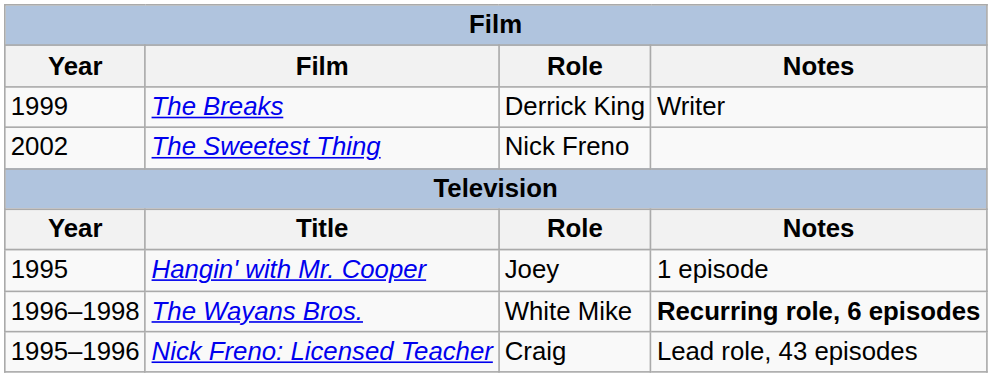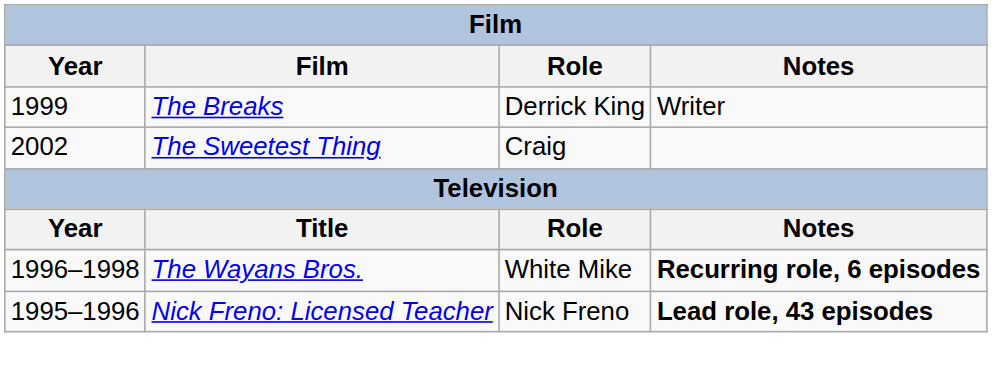(567, 147) Nick Freno -> (535, 147) Craig
- row: (289, 270)
(535, 351) Craig -> (567, 310) Nick Freno
(787, 351) normal -> (795, 310) bold
